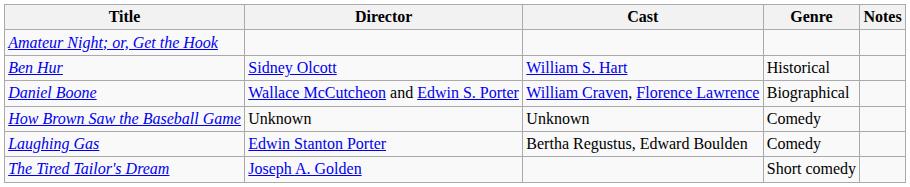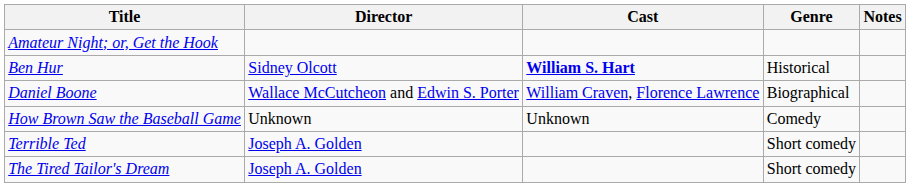(577, 67) normal -> (581, 67) bold
- row: (54, 144)
+ row: (47, 144)
